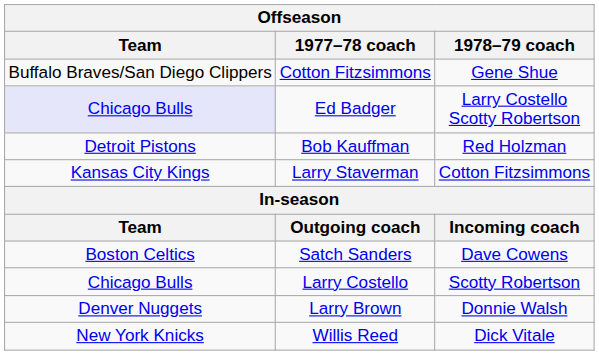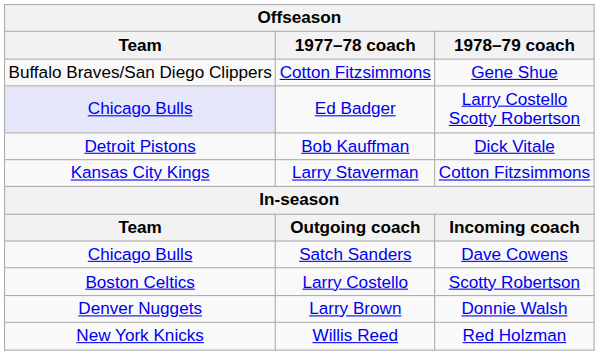(514, 145) Red Holzman -> (514, 145) Dick Vitale
(140, 254) Boston Celtics -> (140, 254) Chicago Bulls
(140, 281) Chicago Bulls -> (140, 281) Boston Celtics
(514, 335) Dick Vitale -> (514, 335) Red Holzman
